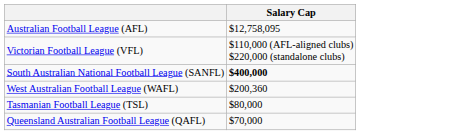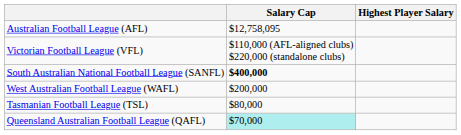+ column: (406, 12)
(248, 89) $200,360 -> (248, 89) $200,000
(246, 121) no background -> (246, 121) paleturquoise background
